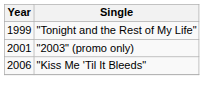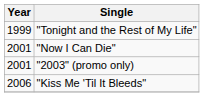+ row: (76, 48)
